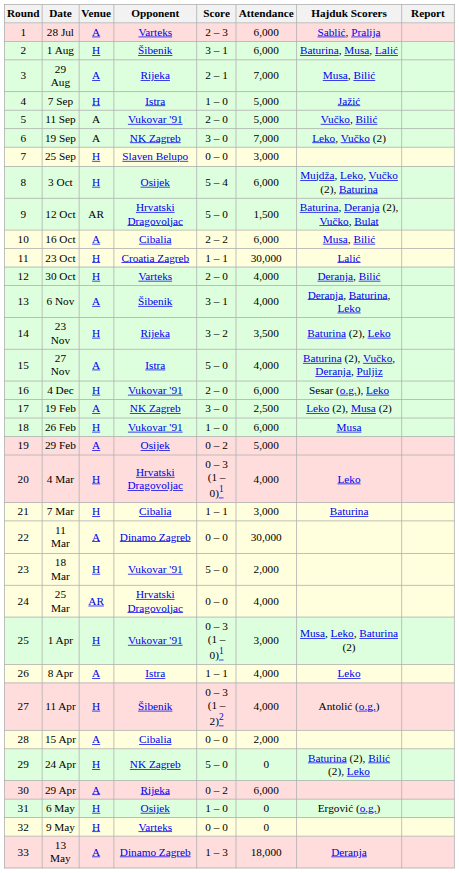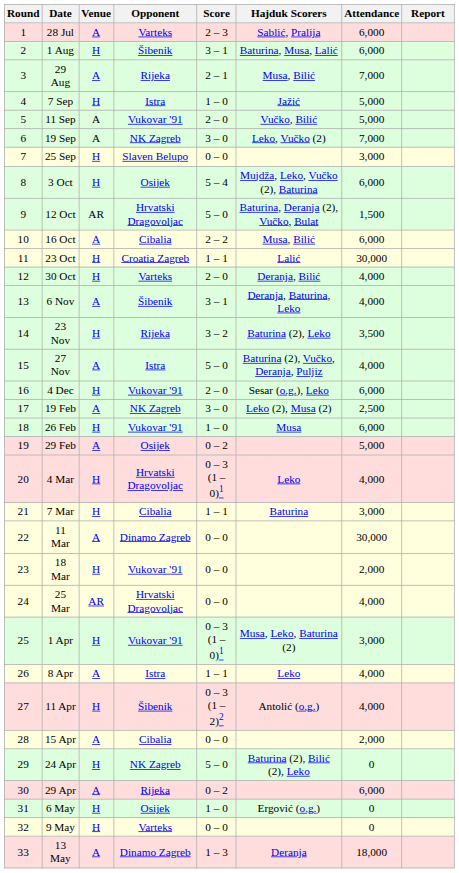columns swapped: (266, 13) <-> (349, 13)
(217, 569) 5 – 0 -> (217, 569) 0 – 0
